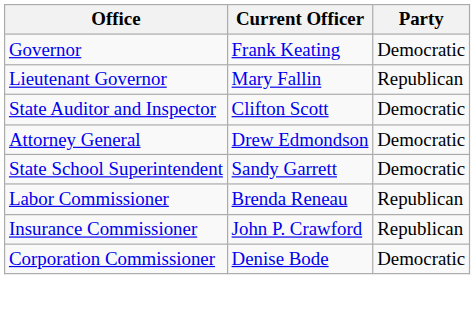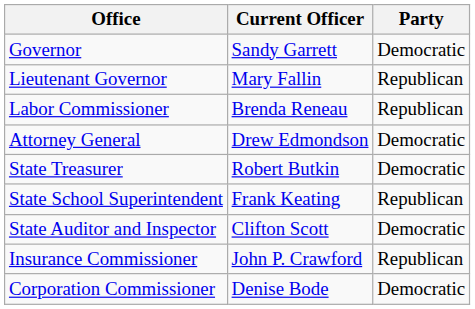(286, 49) Frank Keating -> (284, 49) Sandy Garrett
rows swapped: (112, 109) <-> (89, 199)
+ row: (66, 169)
(284, 169) Sandy Garrett -> (286, 199) Frank Keating
(421, 169) Democratic -> (420, 199) Republican
